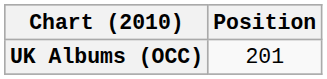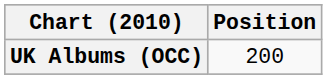(265, 57) 201 -> (265, 57) 200
